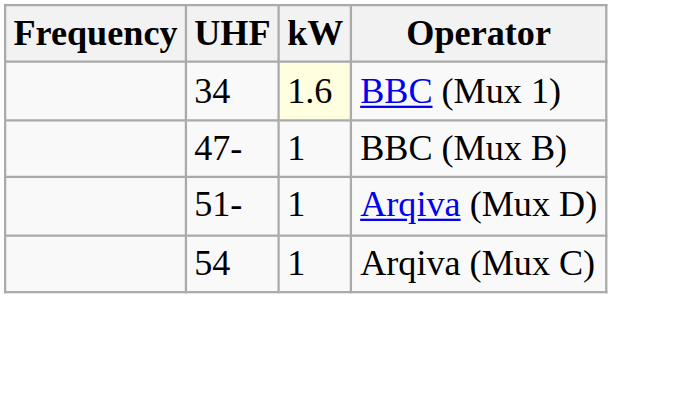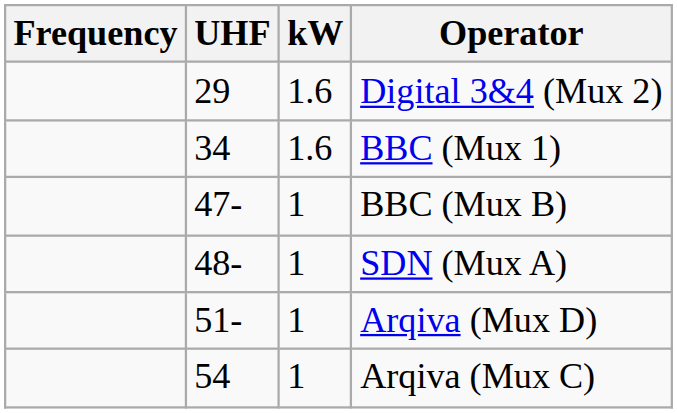+ row: (511, 90)
(310, 90) lightyellow background -> (310, 147) no background
+ row: (464, 262)
